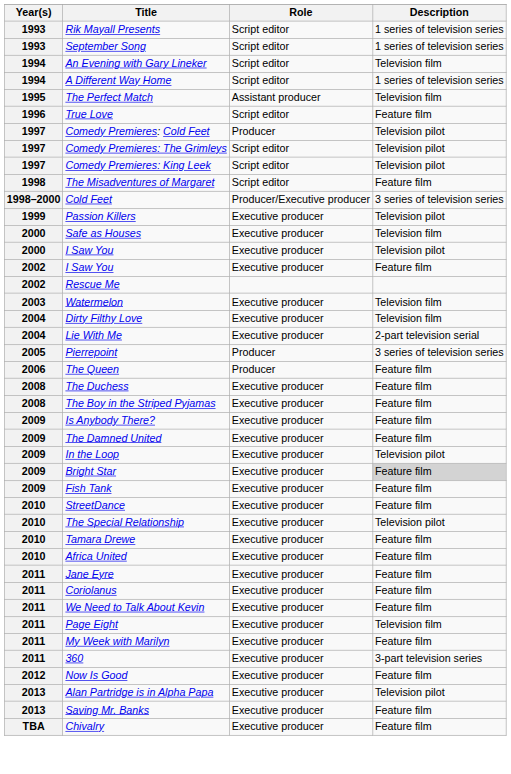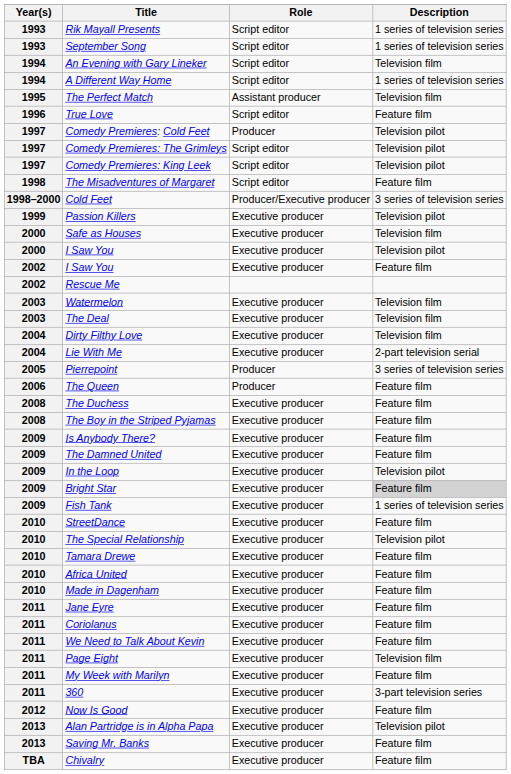+ row: (34, 319)
(403, 489) Feature film -> (439, 506) 1 series of television series
+ row: (34, 591)
